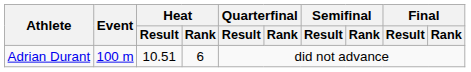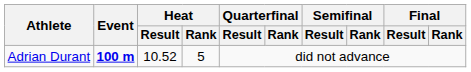(115, 57) normal -> (115, 57) bold
(159, 57) 10.51 -> (160, 57) 10.52
(200, 57) 6 -> (201, 57) 5
